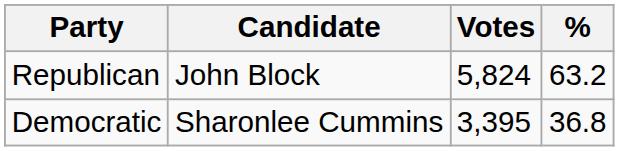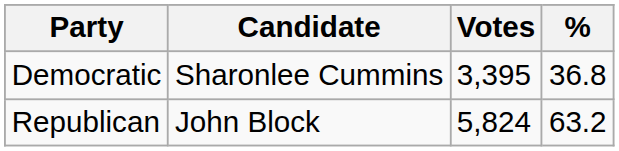rows swapped: (86, 74) <-> (87, 121)
